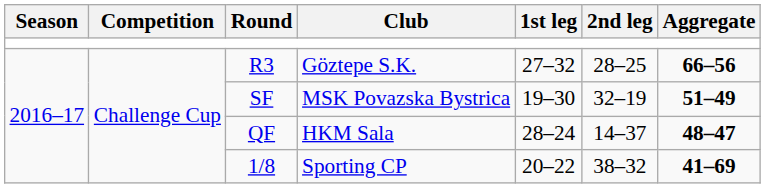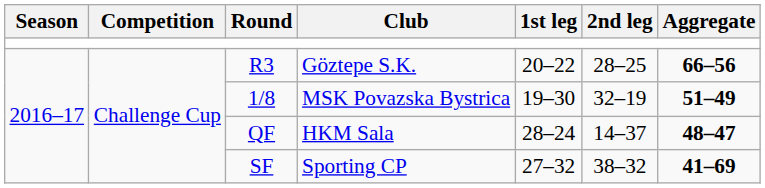(549, 64) 27–32 -> (549, 64) 20–22
(261, 98) SF -> (261, 98) 1/8
(261, 166) 1/8 -> (261, 166) SF
(549, 166) 20–22 -> (549, 166) 27–32
